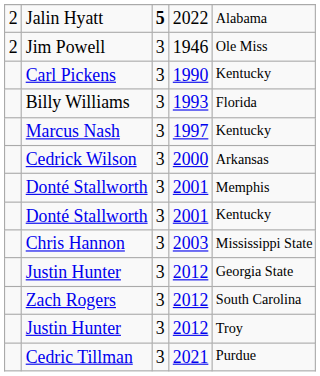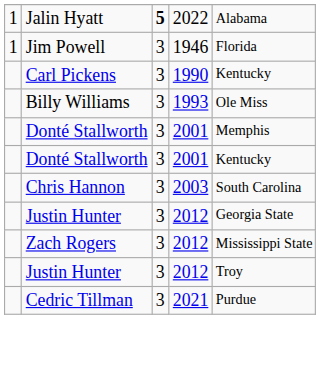(13, 18) 2 -> (13, 18) 1
(13, 46) 2 -> (13, 46) 1
(242, 46) Ole Miss -> (236, 46) Florida
(236, 103) Florida -> (242, 103) Ole Miss
- row: (73, 131)
- row: (81, 159)
(264, 243) Mississippi State -> (259, 187) South Carolina
(259, 300) South Carolina -> (264, 243) Mississippi State
